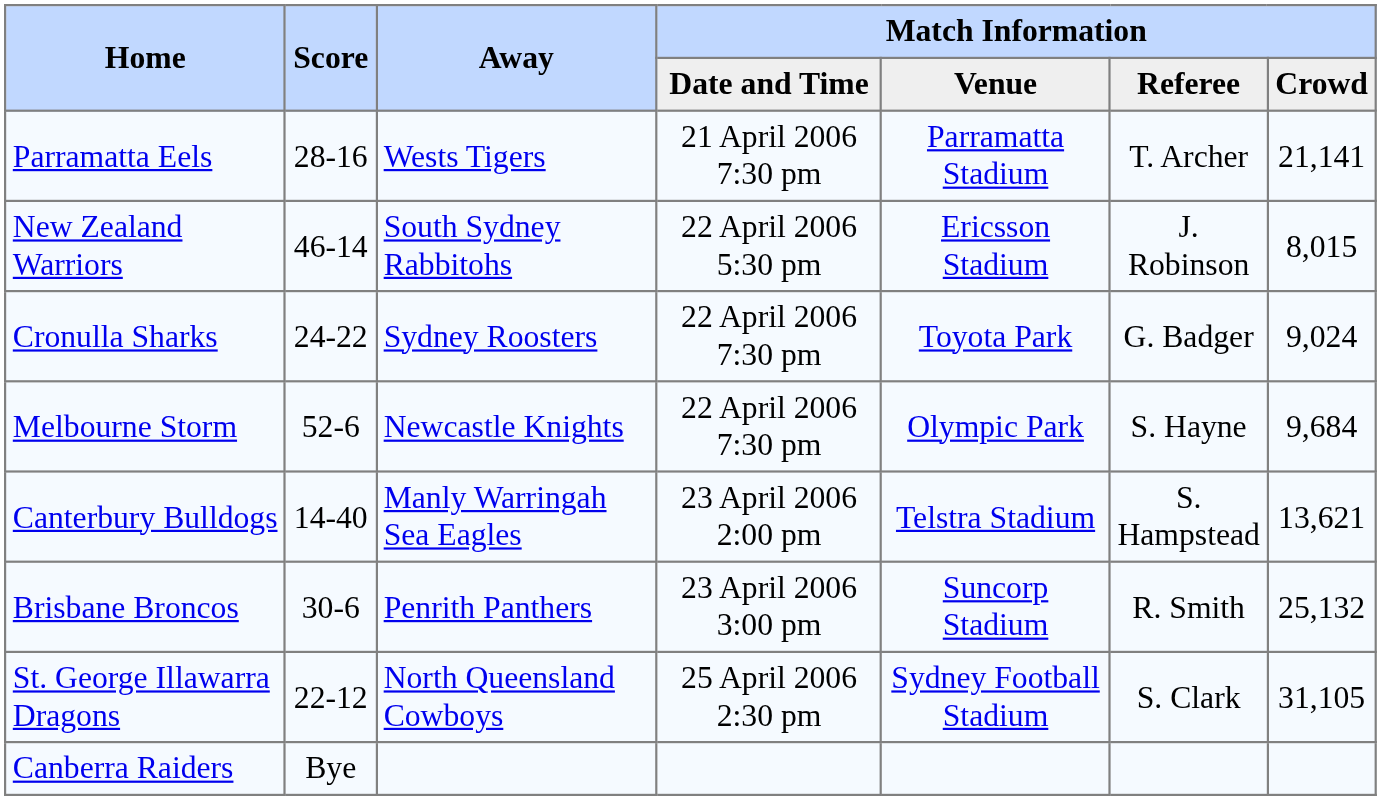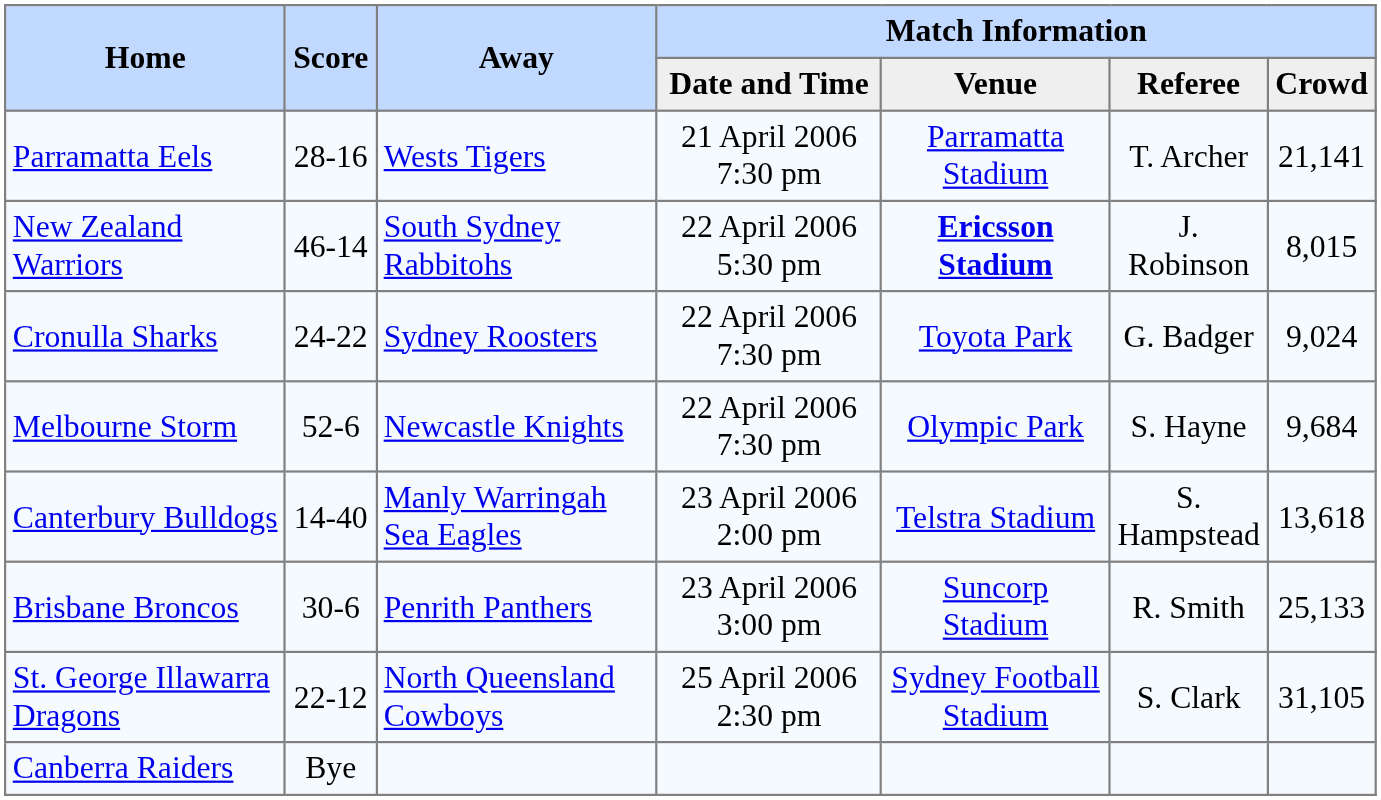(996, 245) normal -> (996, 245) bold
(1322, 516) 13,621 -> (1322, 516) 13,618
(1322, 606) 25,132 -> (1322, 606) 25,133
